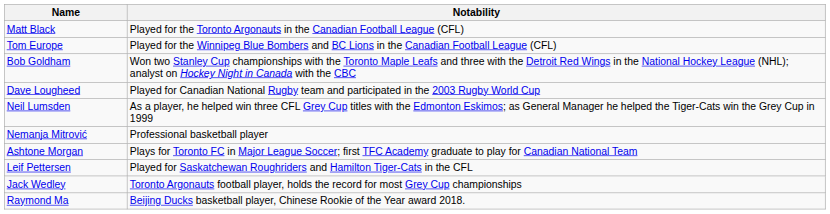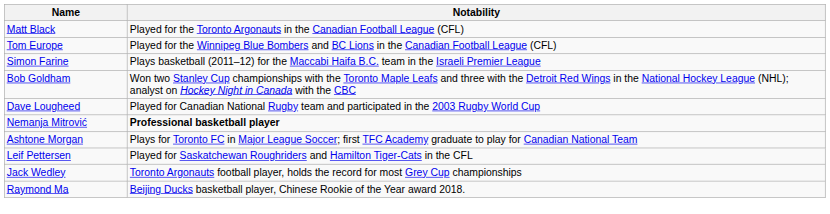+ row: (38, 62)
- row: (39, 106)
(199, 135) normal -> (205, 123) bold
